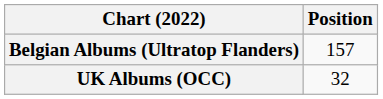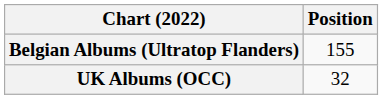(340, 49) 157 -> (340, 49) 155
